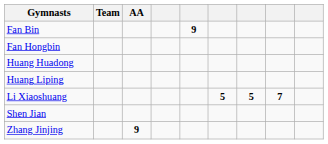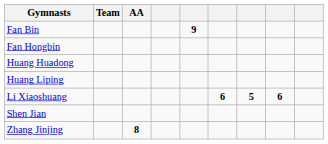(223, 97) 5 -> (223, 97) 6
(280, 97) 7 -> (280, 97) 6
(137, 130) 9 -> (137, 130) 8
